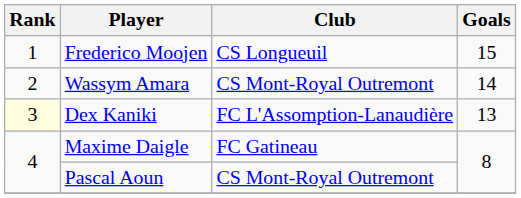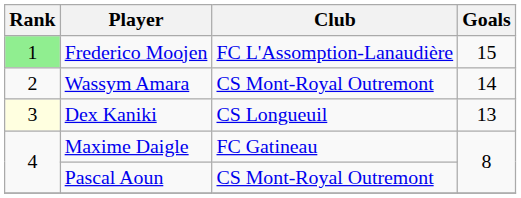(32, 51) no background -> (32, 51) lightgreen background
(272, 51) CS Longueuil -> (335, 51) FC L'Assomption-Lanaudière
(335, 114) FC L'Assomption-Lanaudière -> (272, 114) CS Longueuil
